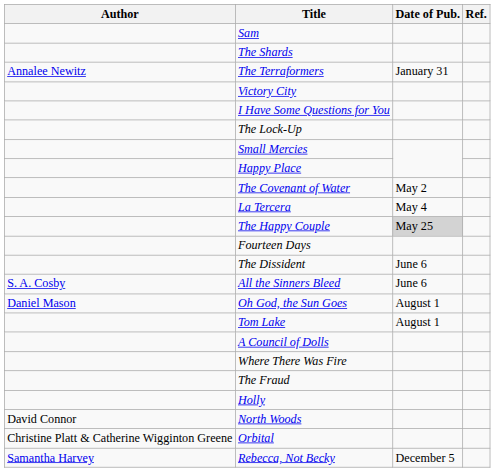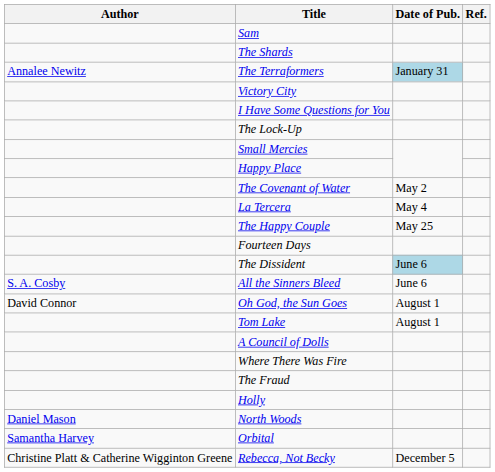(422, 71) no background -> (422, 71) lightblue background
(414, 226) lightgrey background -> (414, 226) no background
(411, 264) no background -> (411, 264) lightblue background
(41, 303) Daniel Mason -> (42, 303) David Connor
(42, 419) David Connor -> (41, 419) Daniel Mason
(120, 438) Christine Platt & Catherine Wigginton Greene -> (51, 438) Samantha Harvey
(51, 457) Samantha Harvey -> (120, 457) Christine Platt & Catherine Wigginton Greene
